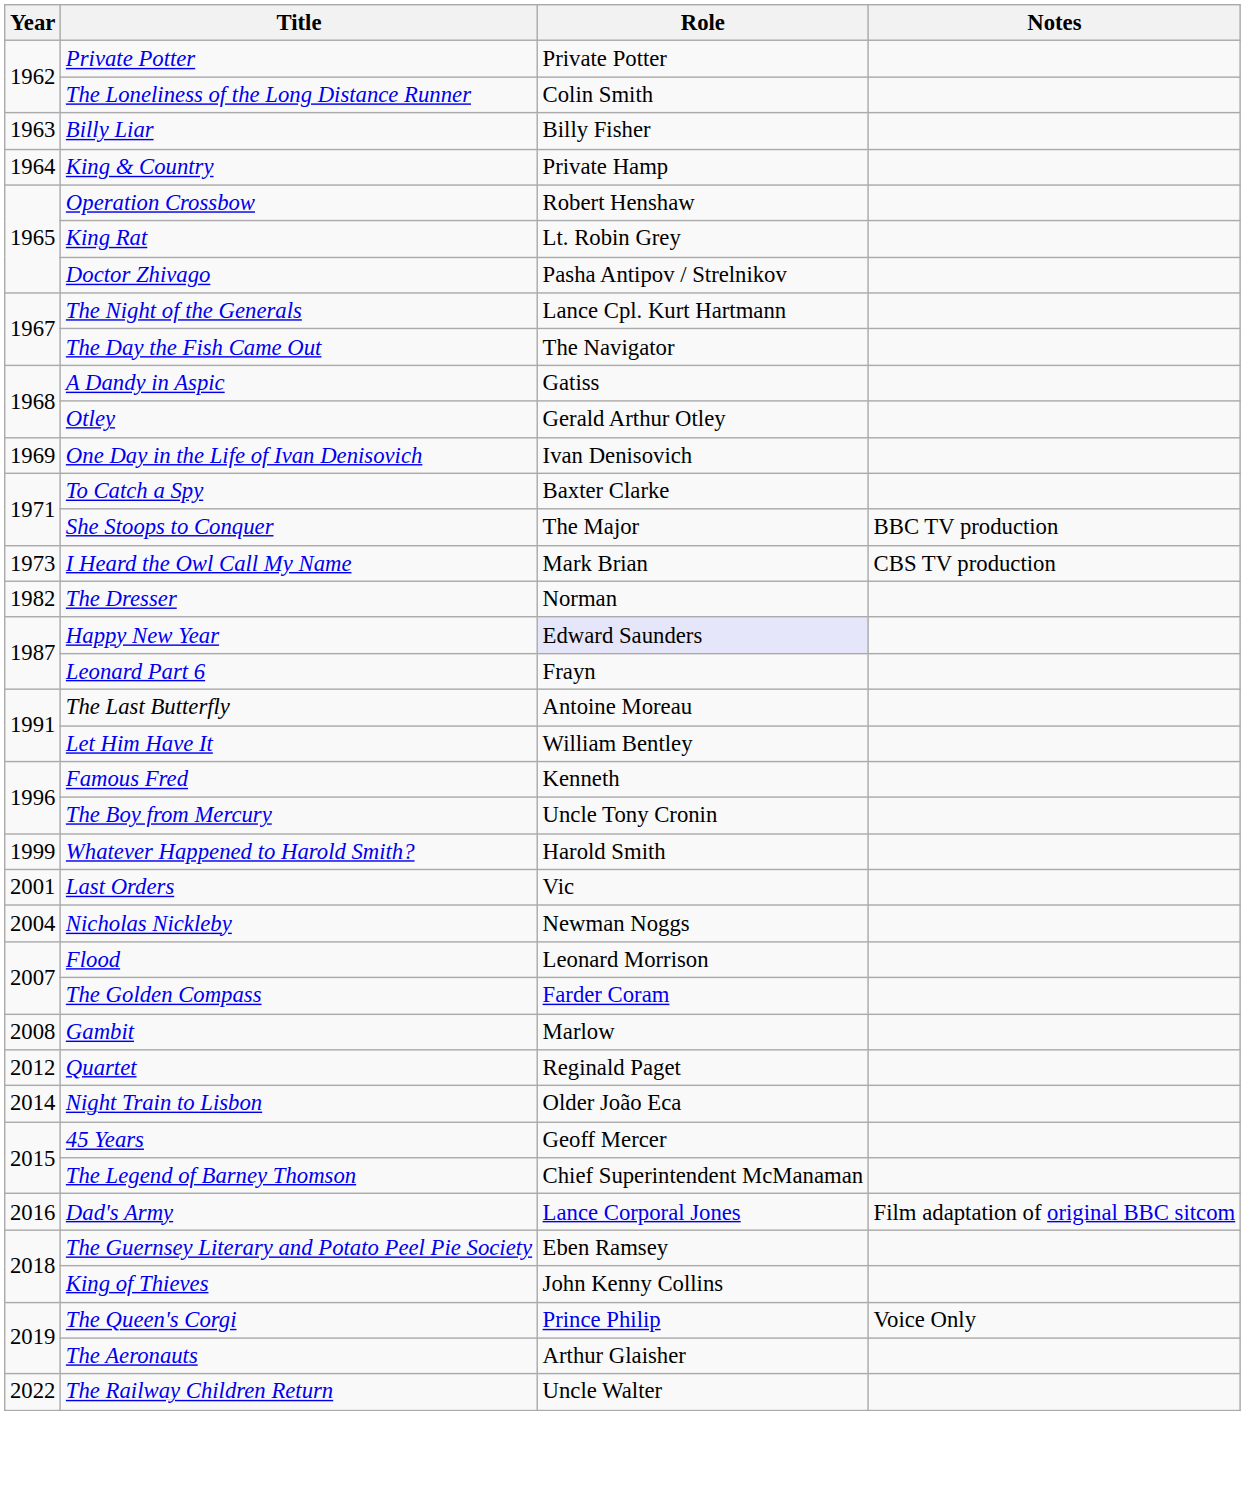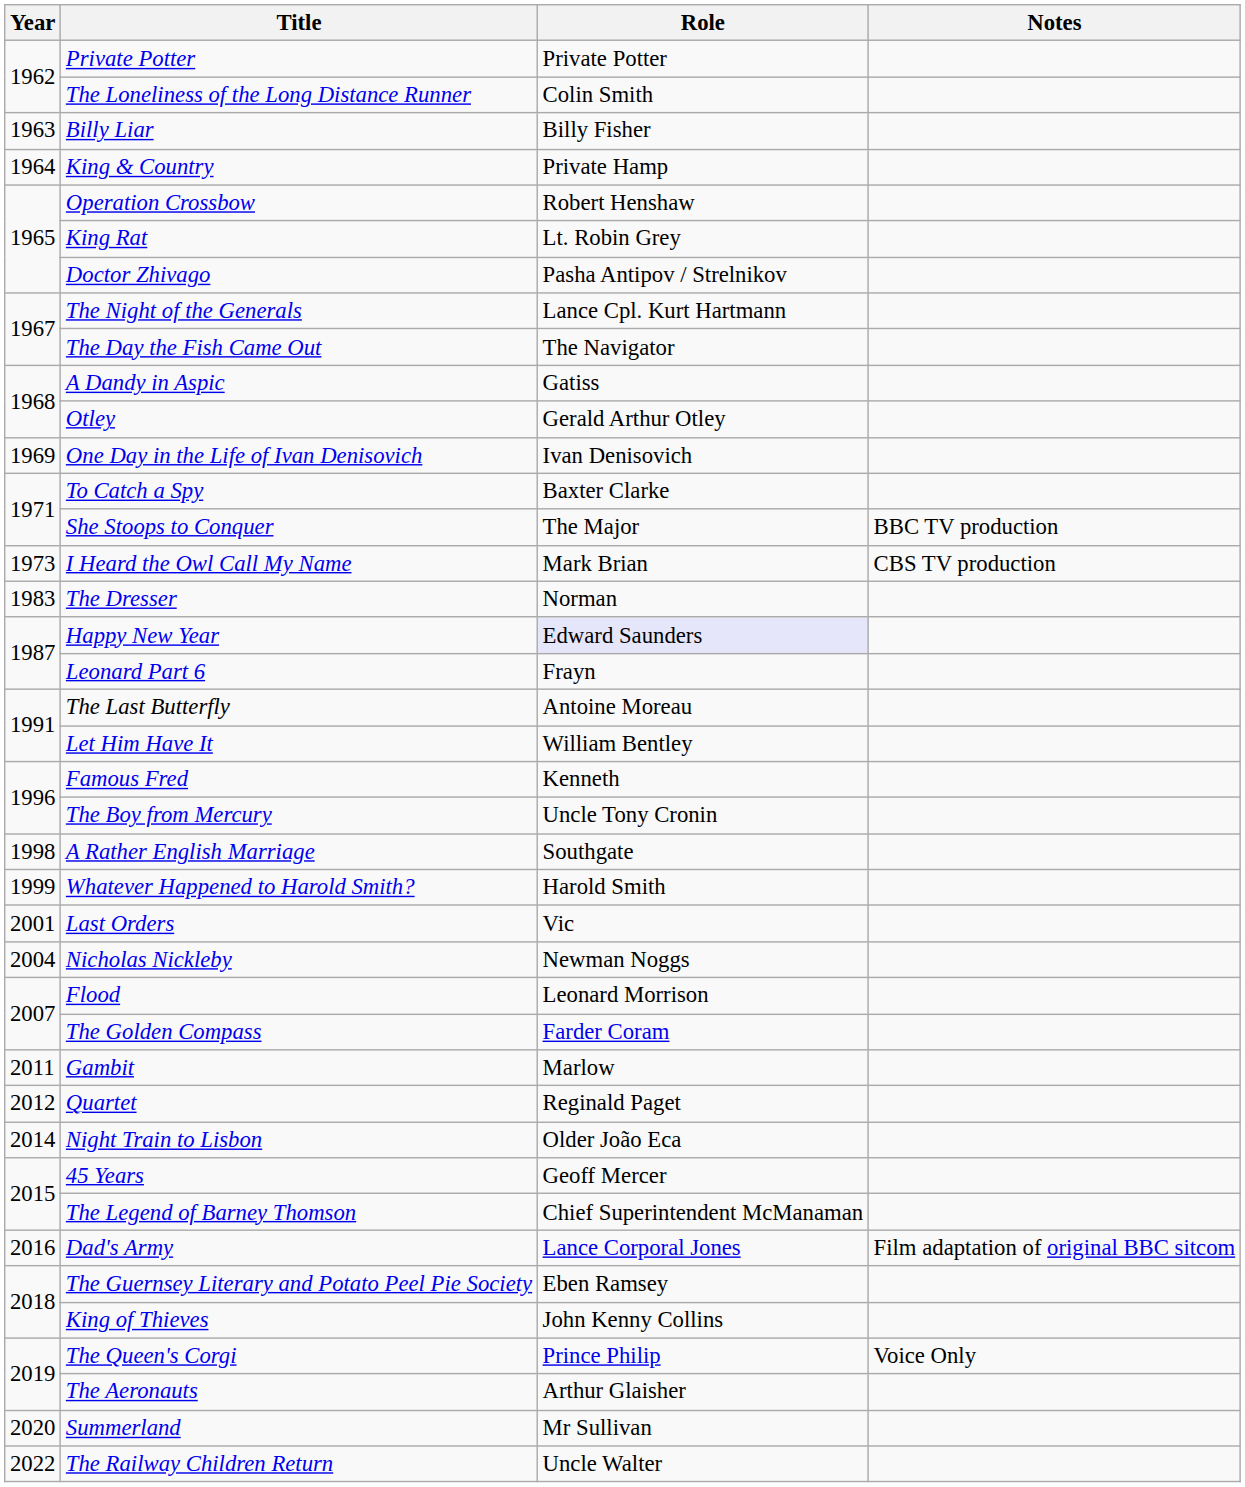(33, 599) 1982 -> (33, 599) 1983
+ row: (190, 851)
(33, 1031) 2008 -> (32, 1067) 2011
+ row: (123, 1427)
